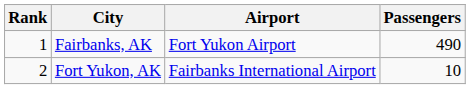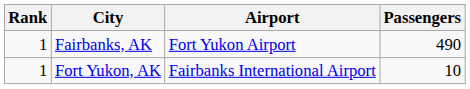(43, 70) 2 -> (43, 70) 1
